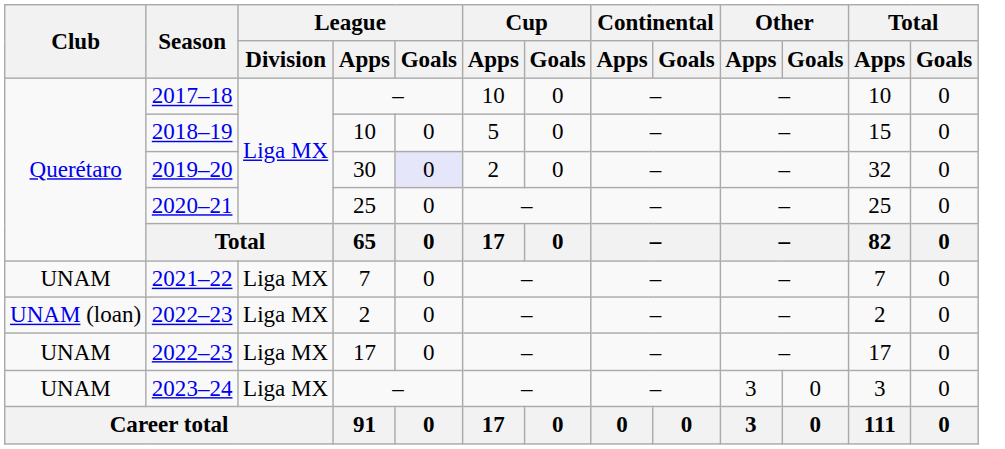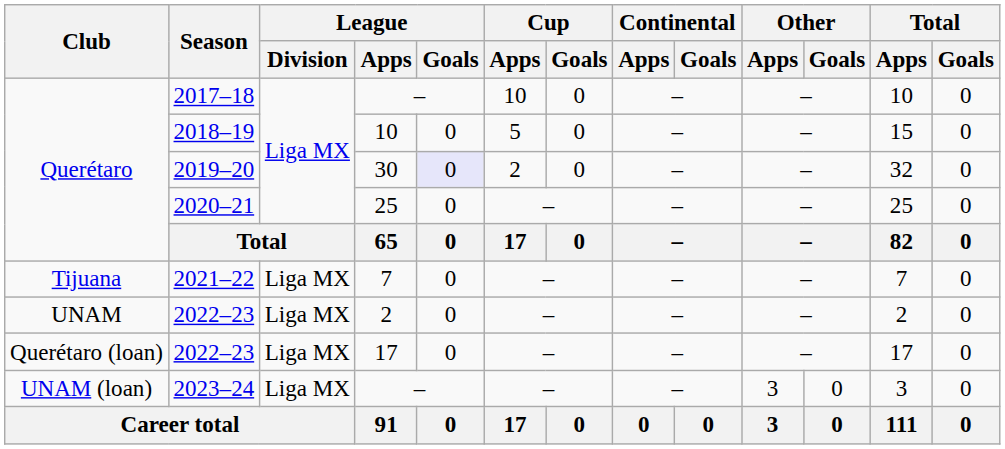(76, 278) UNAM -> (86, 278) Tijuana
(76, 315) UNAM (loan) -> (86, 315) UNAM
(76, 351) UNAM -> (86, 351) Querétaro (loan)
(76, 388) UNAM -> (86, 388) UNAM (loan)
